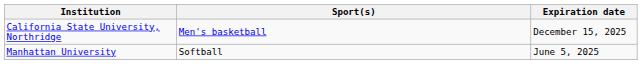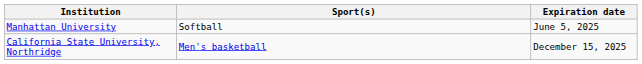rows swapped: (61, 52) <-> (83, 32)
